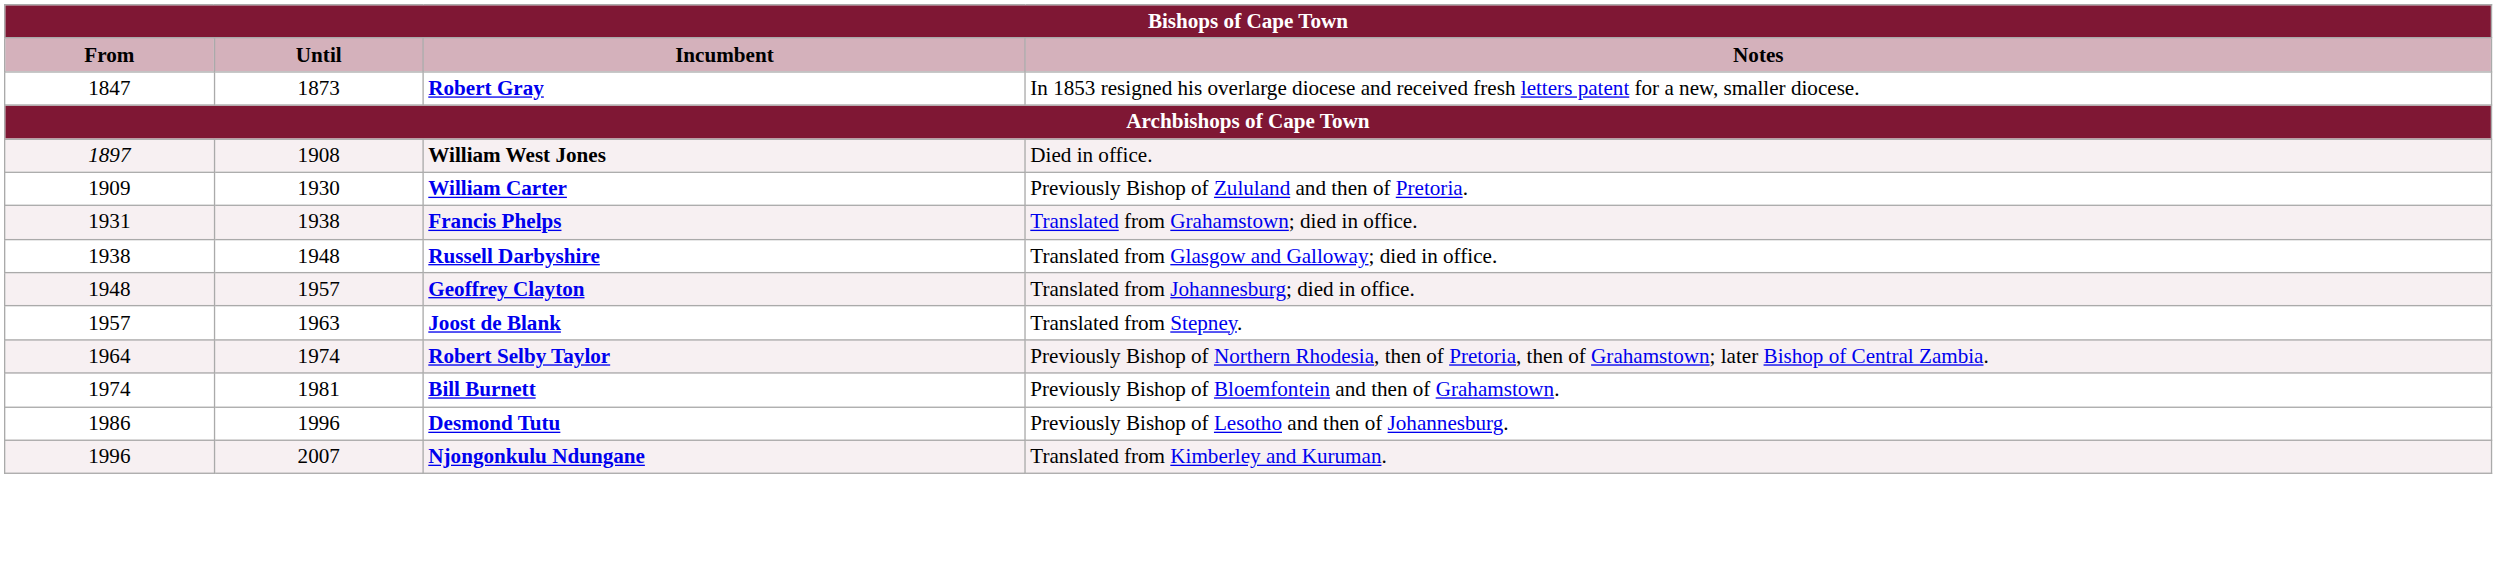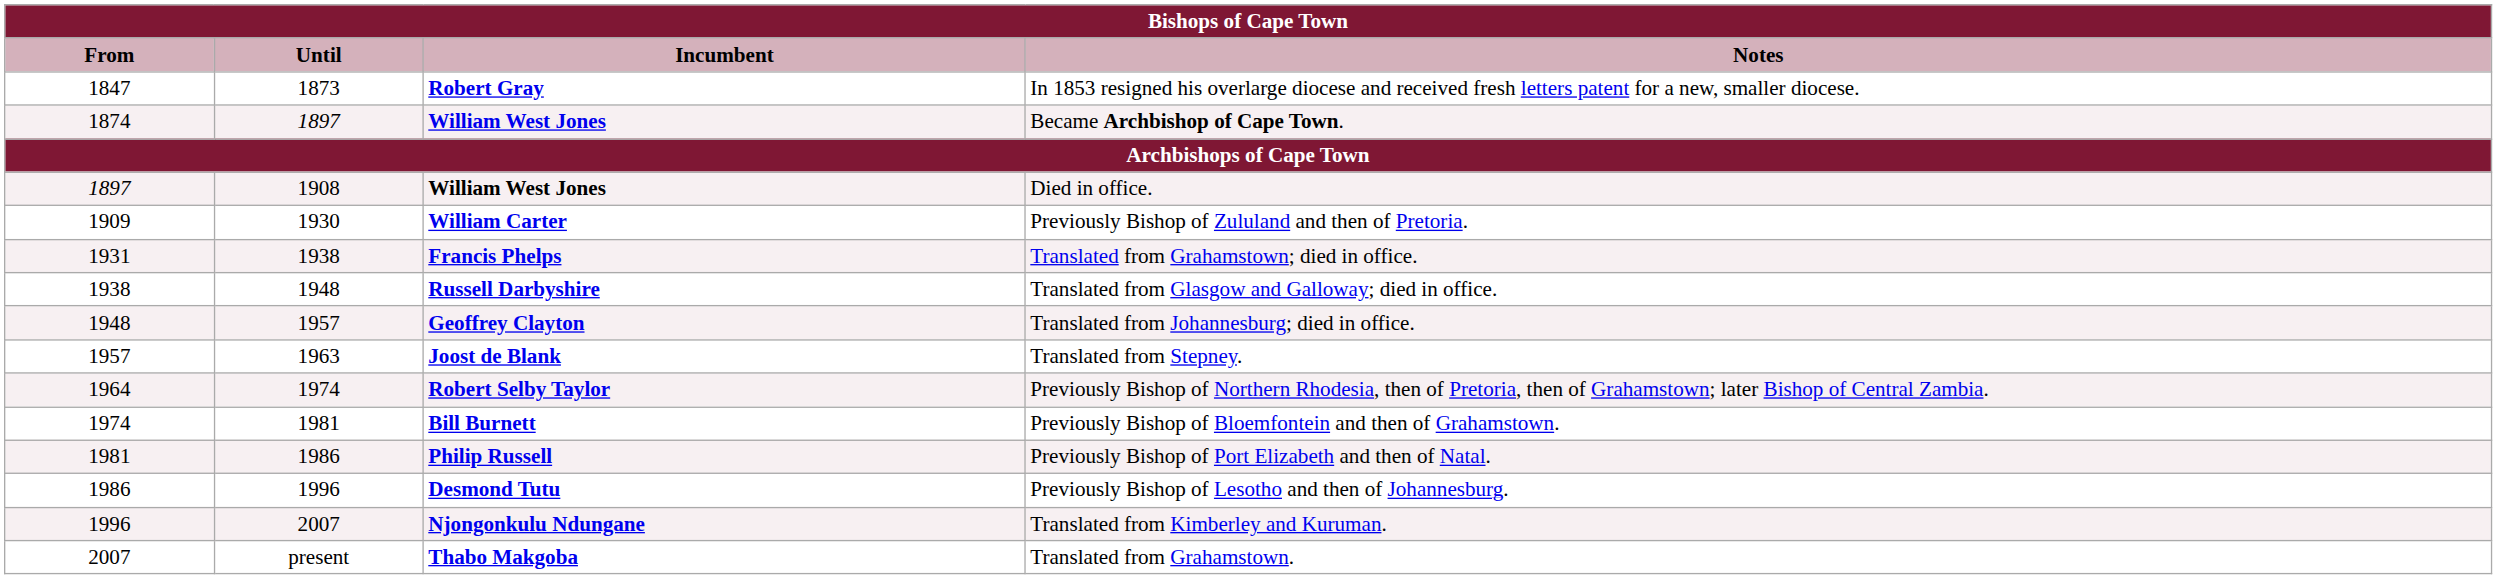+ row: (1187, 121)
+ row: (1261, 456)
+ row: (1162, 557)
